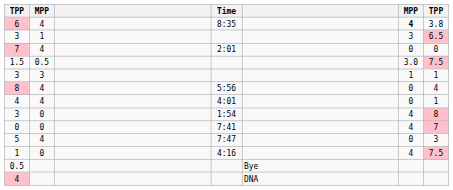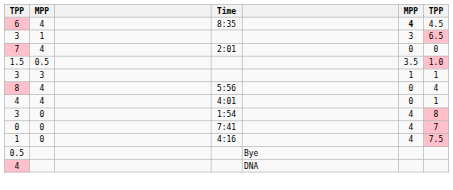(436, 24) 3.8 -> (436, 24) 4.5
(411, 62) 3.0 -> (411, 62) 3.5
(436, 62) 7.5 -> (436, 62) 1.0
- row: (17, 140)
